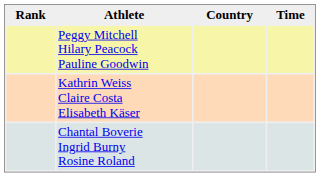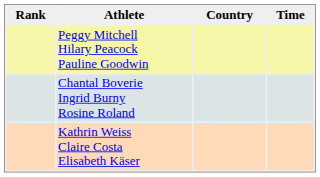rows swapped: (100, 146) <-> (99, 98)
